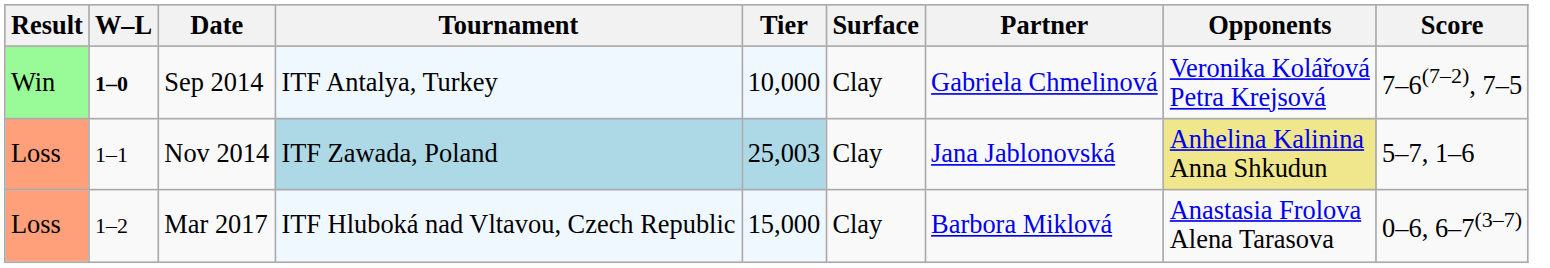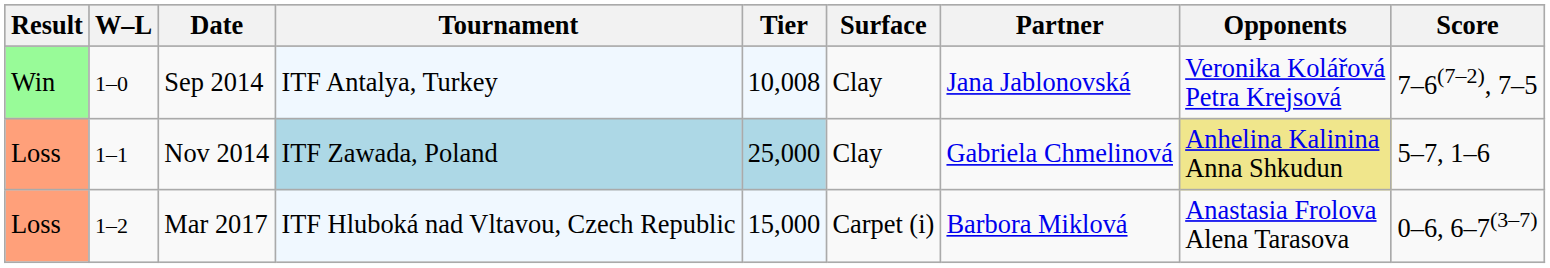(111, 82) bold -> (111, 83) normal
(784, 82) 10,000 -> (784, 82) 10,008
(1044, 82) Gabriela Chmelinová -> (1038, 82) Jana Jablonovská
(784, 153) 25,003 -> (784, 153) 25,000
(1023, 153) Jana Jablonovská -> (1060, 153) Gabriela Chmelinová
(857, 225) Clay -> (883, 225) Carpet (i)
